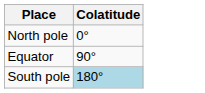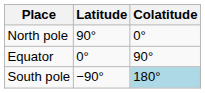+ column: (102, 14)
